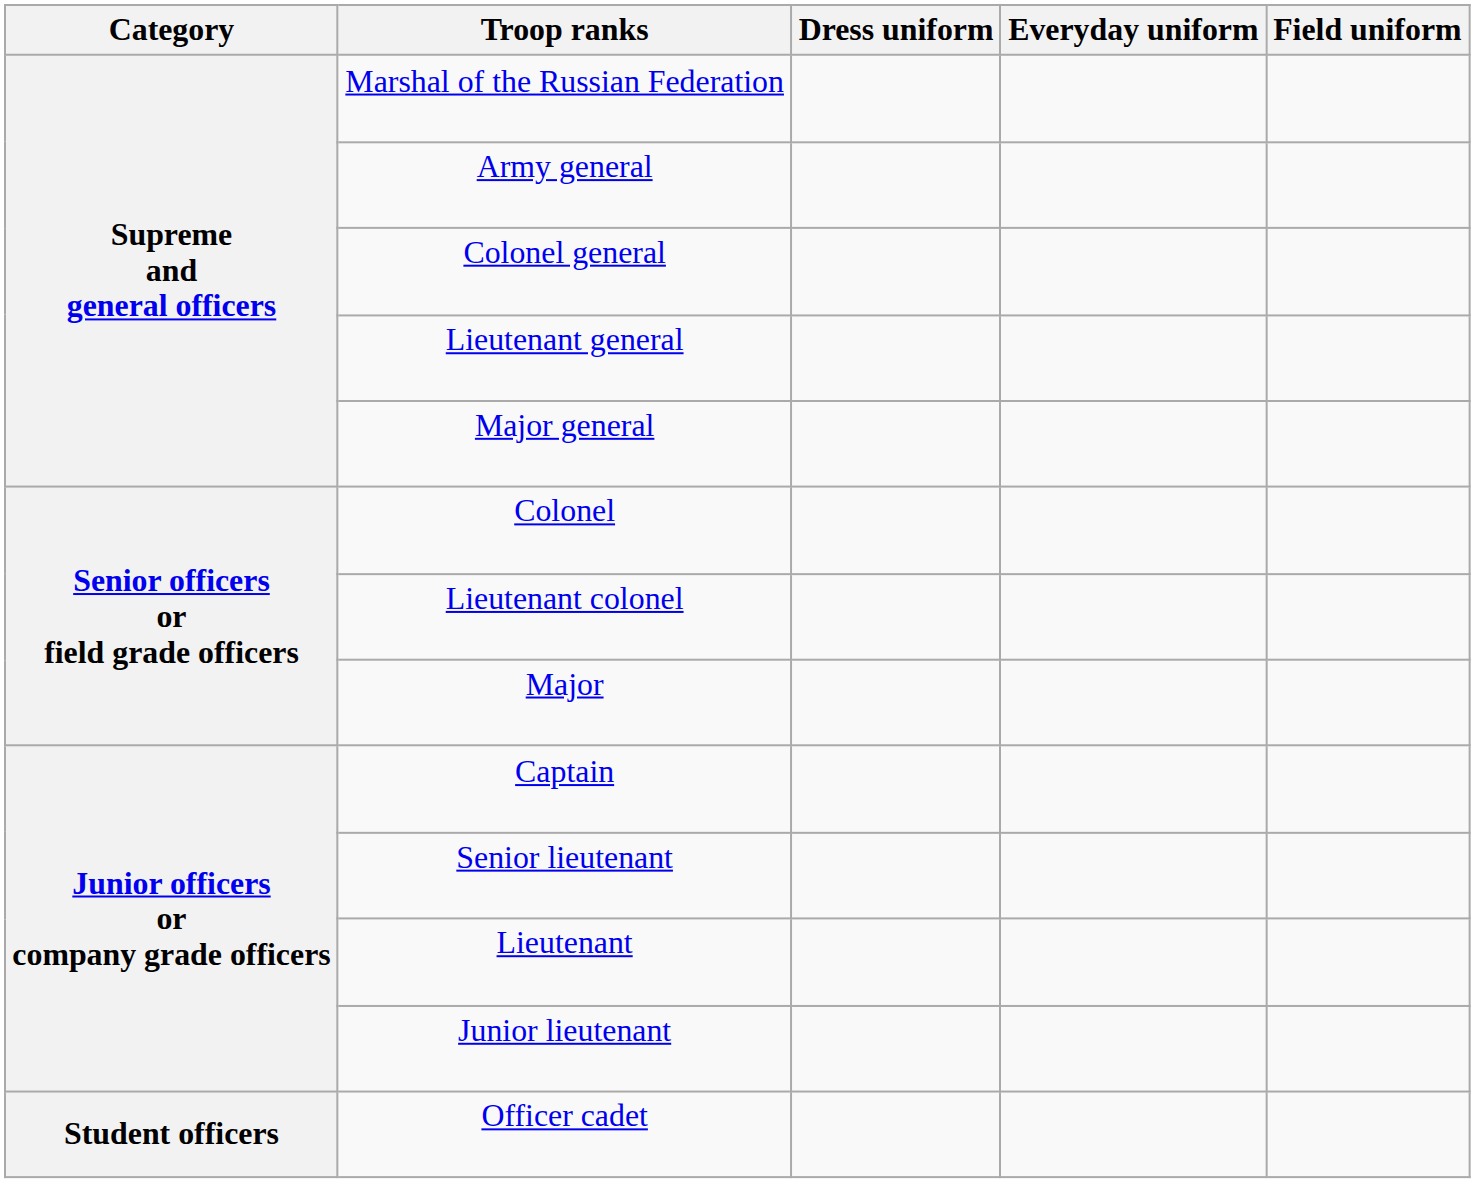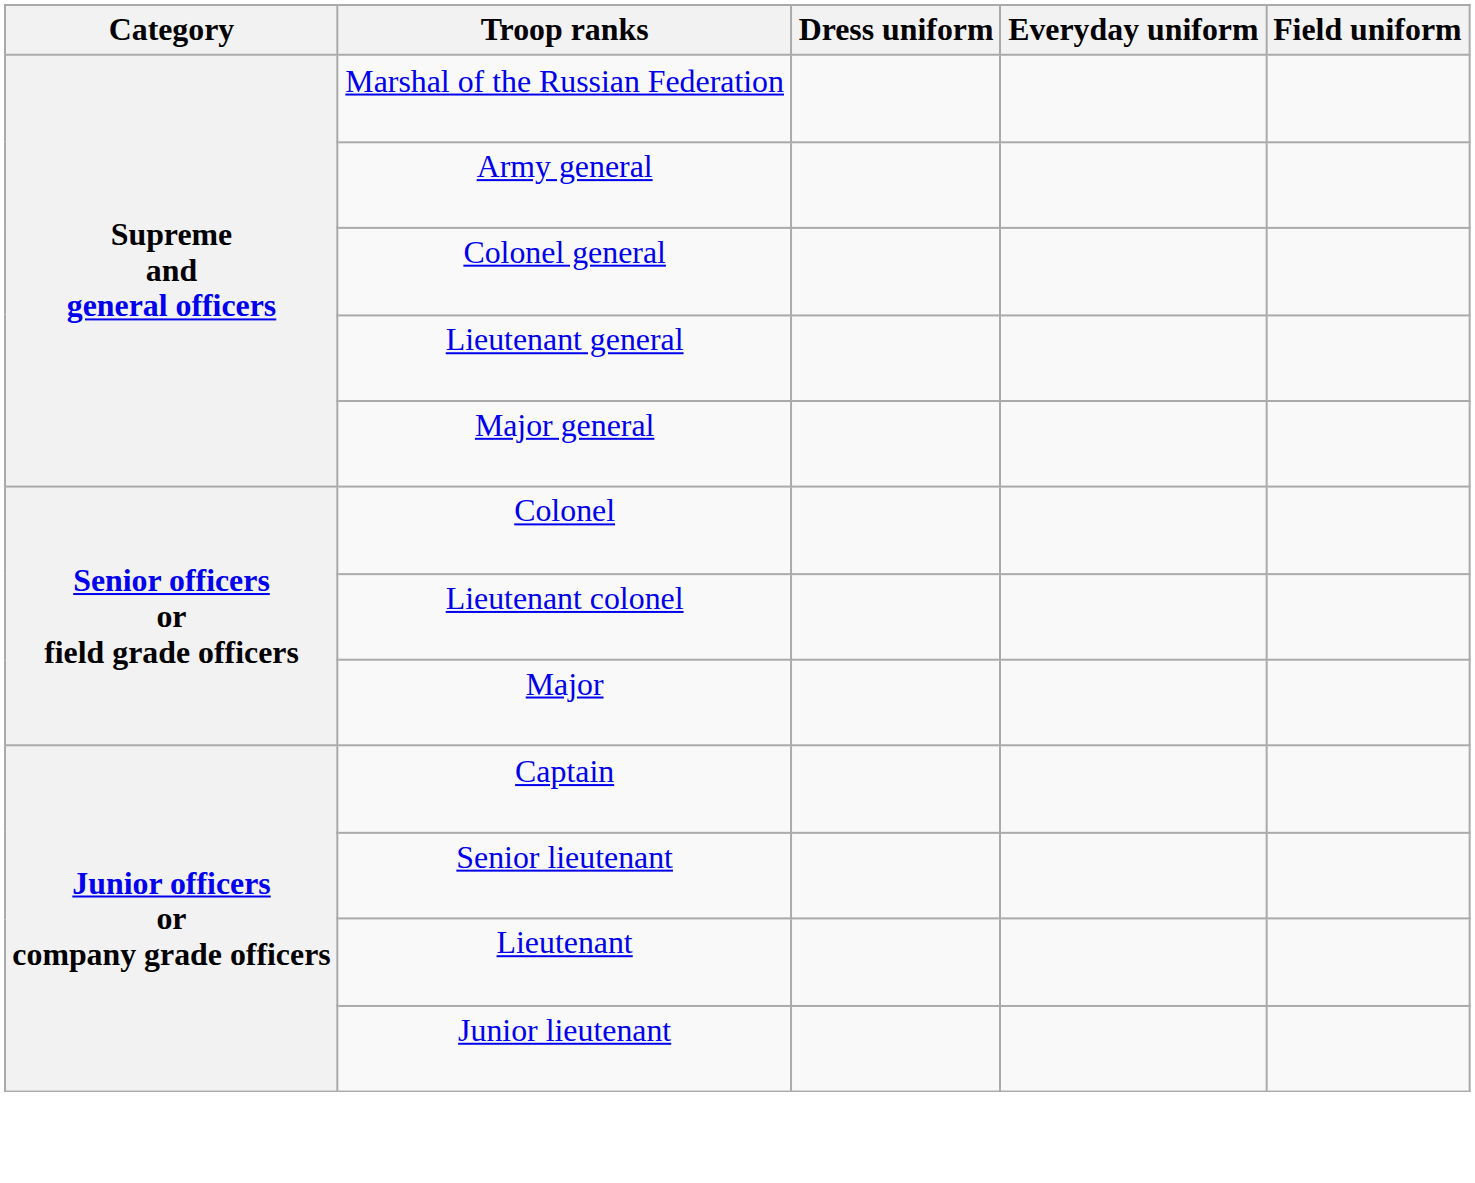- row: (565, 1116)
